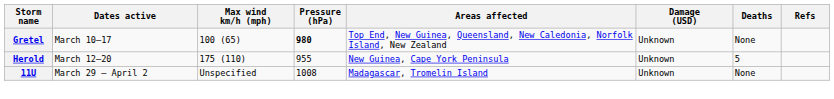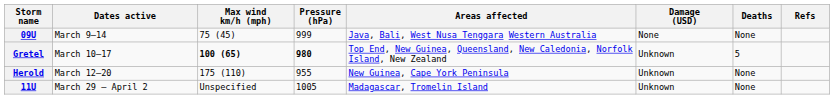+ row: (28, 35)
(220, 40) normal -> (220, 54) bold
(745, 40) None -> (737, 54) 5
(737, 59) 5 -> (745, 73) None
(306, 73) 1008 -> (306, 87) 1005
